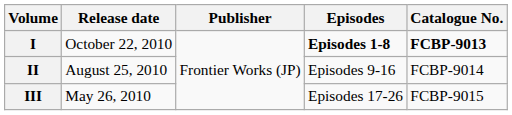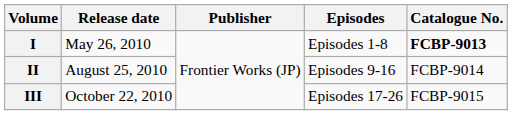(119, 43) October 22, 2010 -> (108, 43) May 26, 2010
(349, 43) bold -> (348, 43) normal
(108, 96) May 26, 2010 -> (119, 96) October 22, 2010
